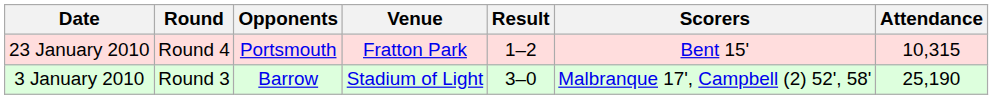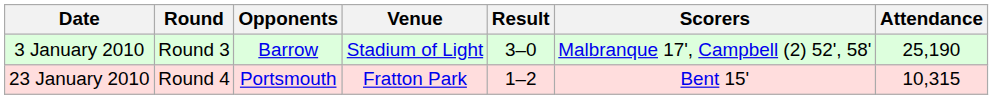rows swapped: (79, 79) <-> (79, 49)
